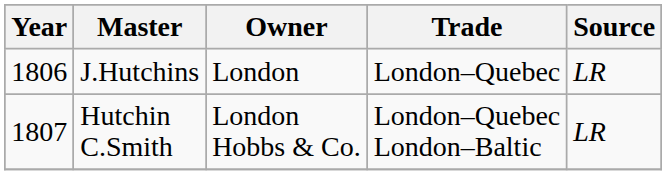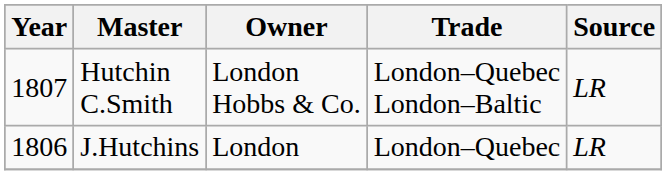rows swapped: (140, 71) <-> (127, 131)
